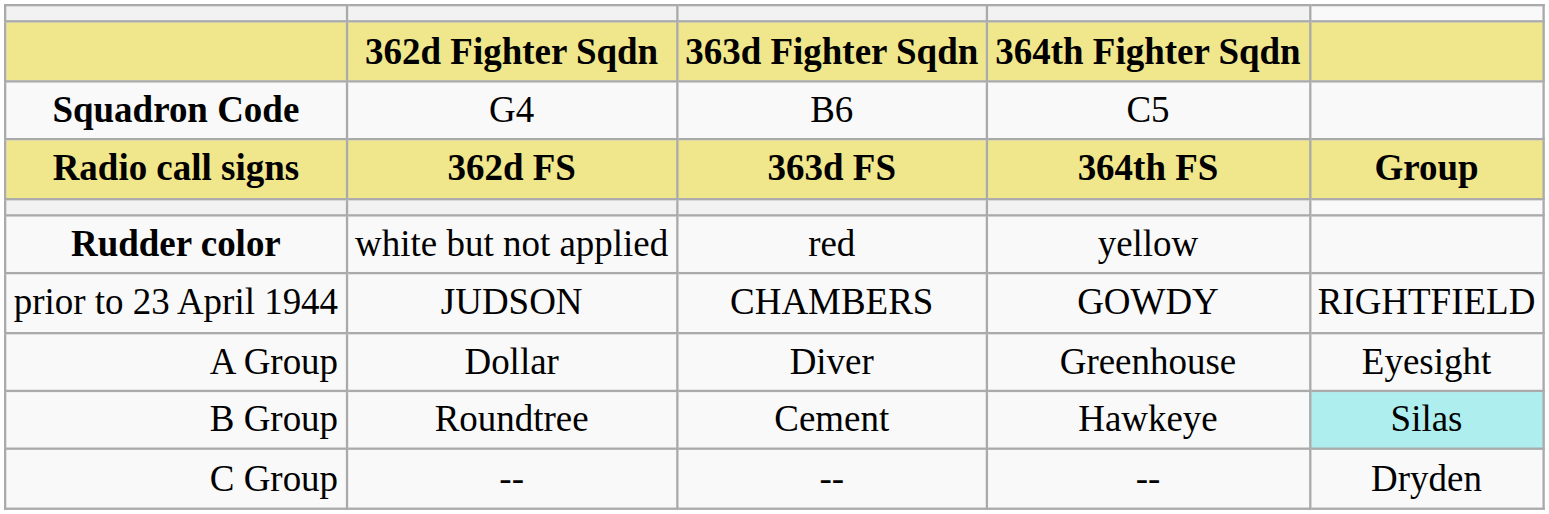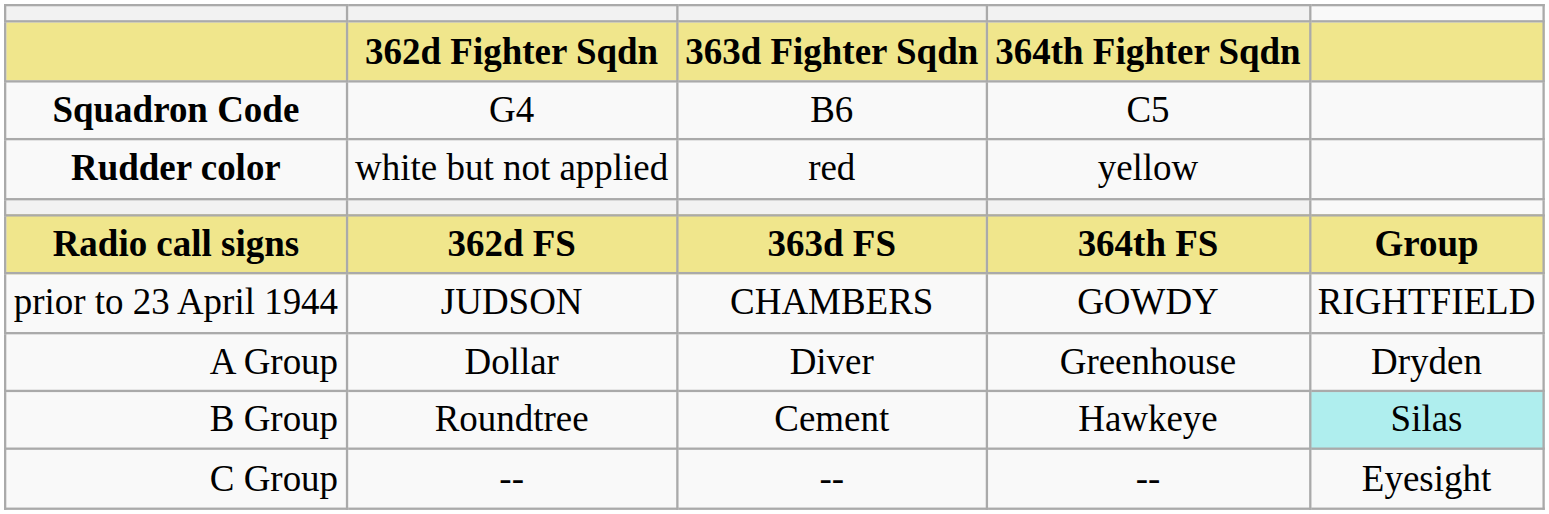rows swapped: (176, 243) <-> (176, 168)
(1427, 360) Eyesight -> (1427, 360) Dryden
(1427, 478) Dryden -> (1427, 478) Eyesight
